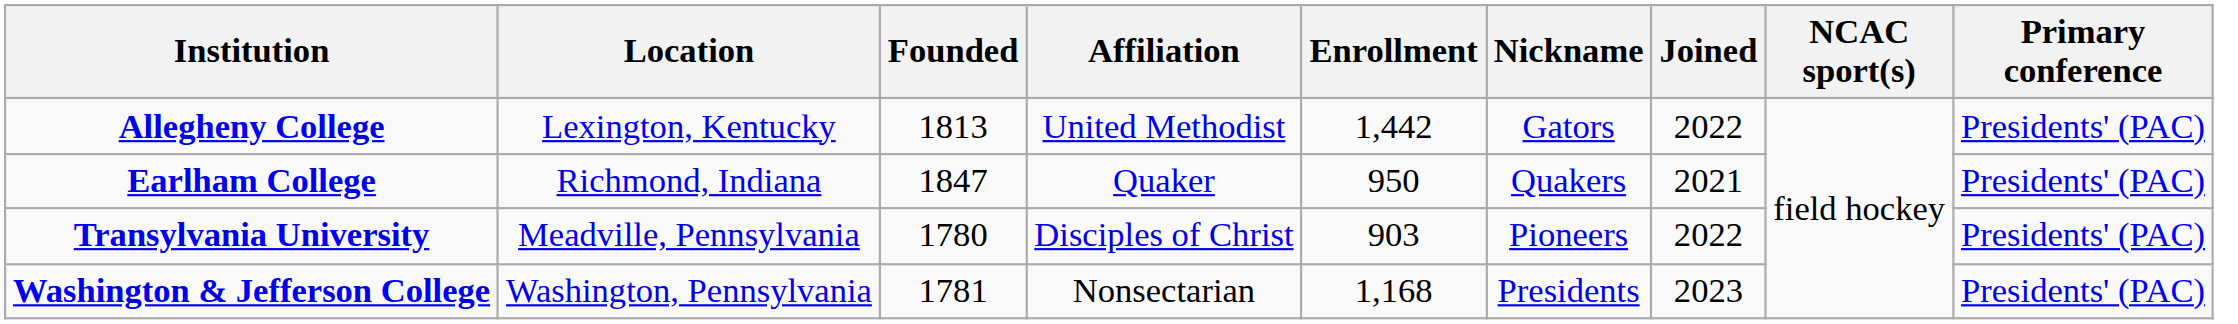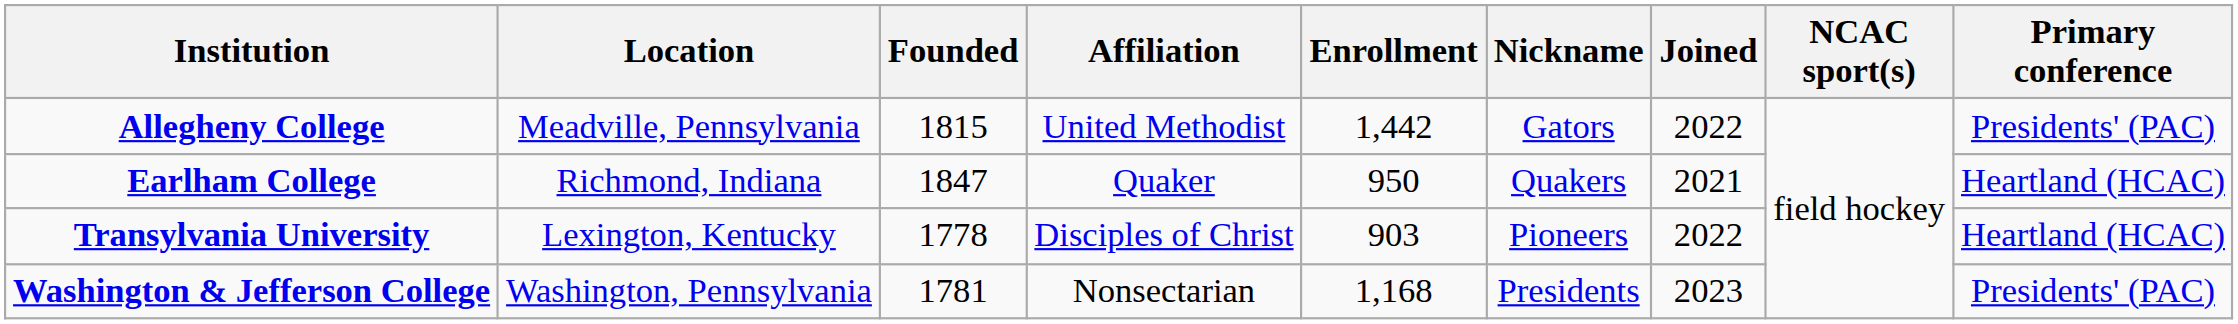(689, 125) Lexington, Kentucky -> (689, 125) Meadville, Pennsylvania
(953, 125) 1813 -> (953, 125) 1815
(2083, 180) Presidents' (PAC) -> (2093, 180) Heartland (HCAC)
(689, 235) Meadville, Pennsylvania -> (689, 235) Lexington, Kentucky
(953, 235) 1780 -> (953, 235) 1778
(2083, 235) Presidents' (PAC) -> (2093, 235) Heartland (HCAC)
